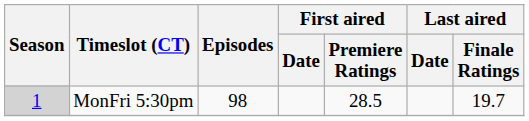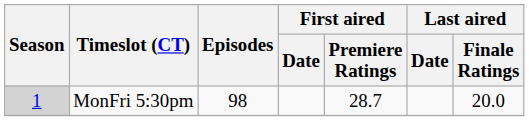(365, 100) 28.5 -> (365, 100) 28.7
(488, 100) 19.7 -> (488, 100) 20.0
